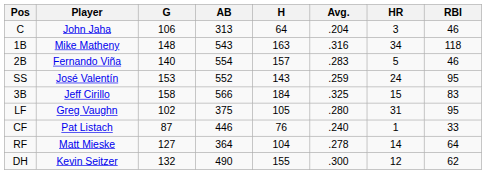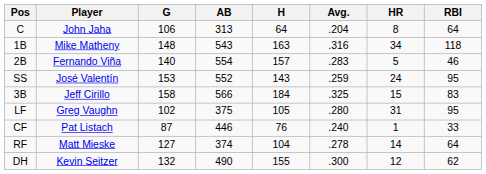(396, 29) 3 -> (396, 29) 8
(453, 29) 46 -> (453, 29) 64
(224, 144) 364 -> (224, 144) 374
